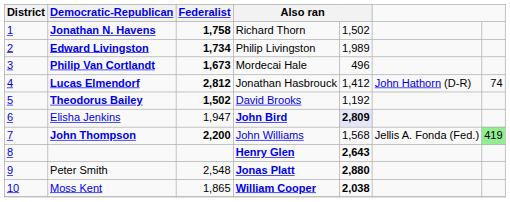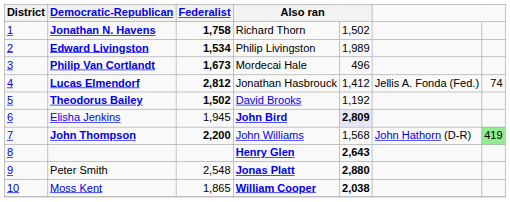(217, 48) 1,734 -> (217, 48) 1,534
(423, 83) John Hathorn (D-R) -> (427, 83) Jellis A. Fonda (Fed.)
(217, 118) 1,947 -> (217, 118) 1,945
(427, 135) Jellis A. Fonda (Fed.) -> (423, 135) John Hathorn (D-R)
